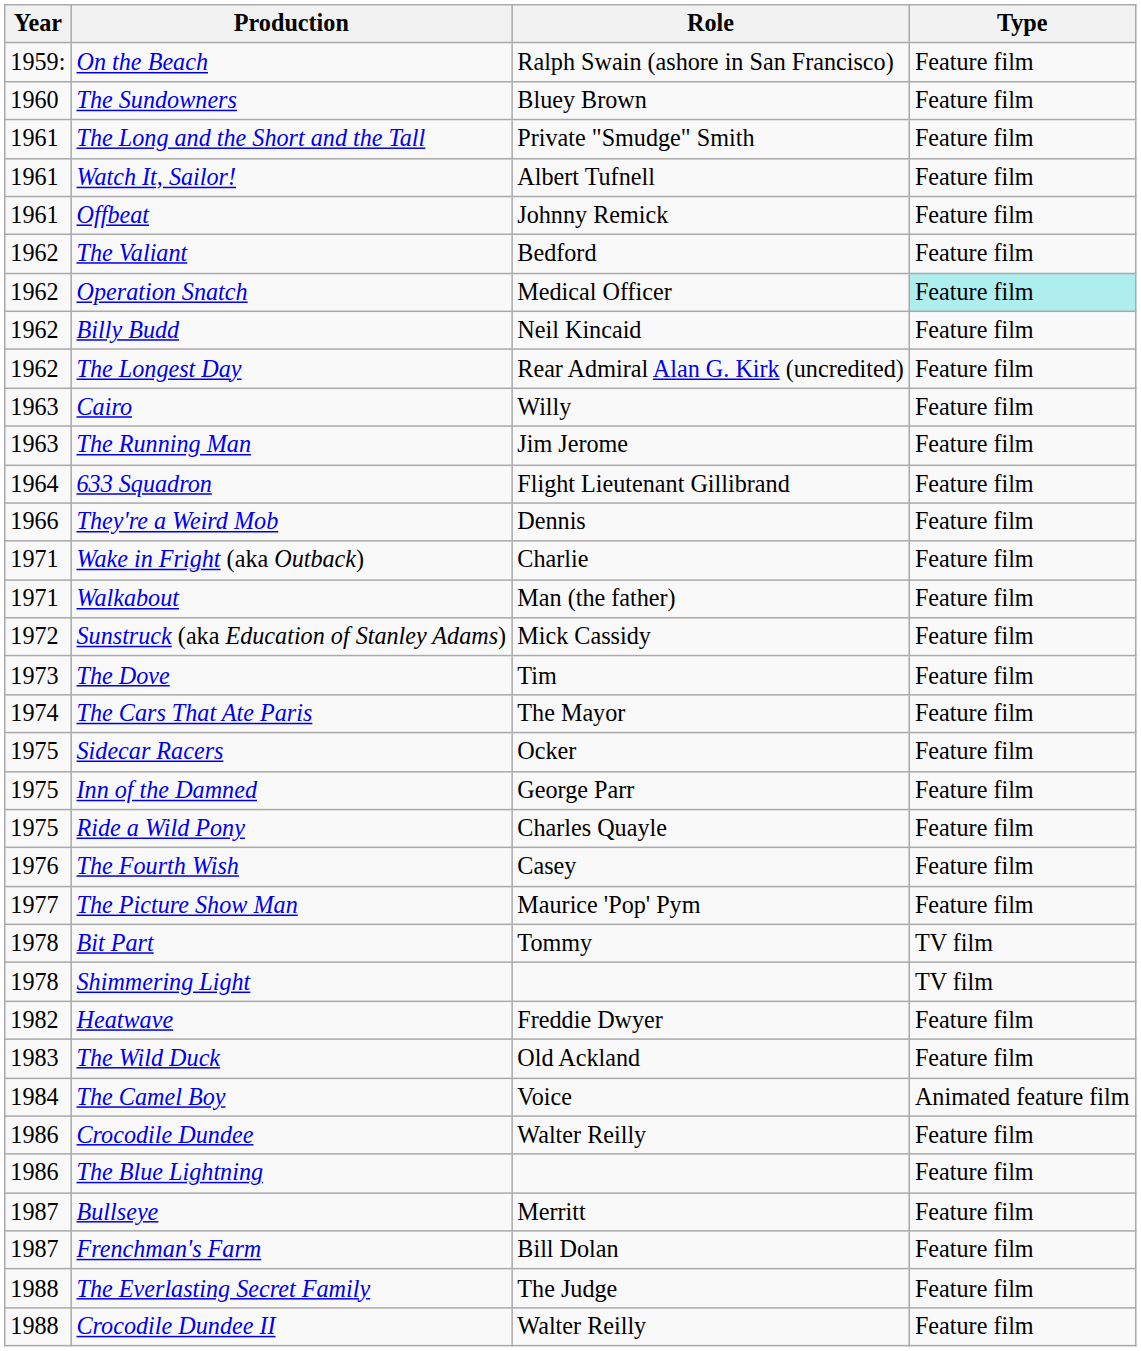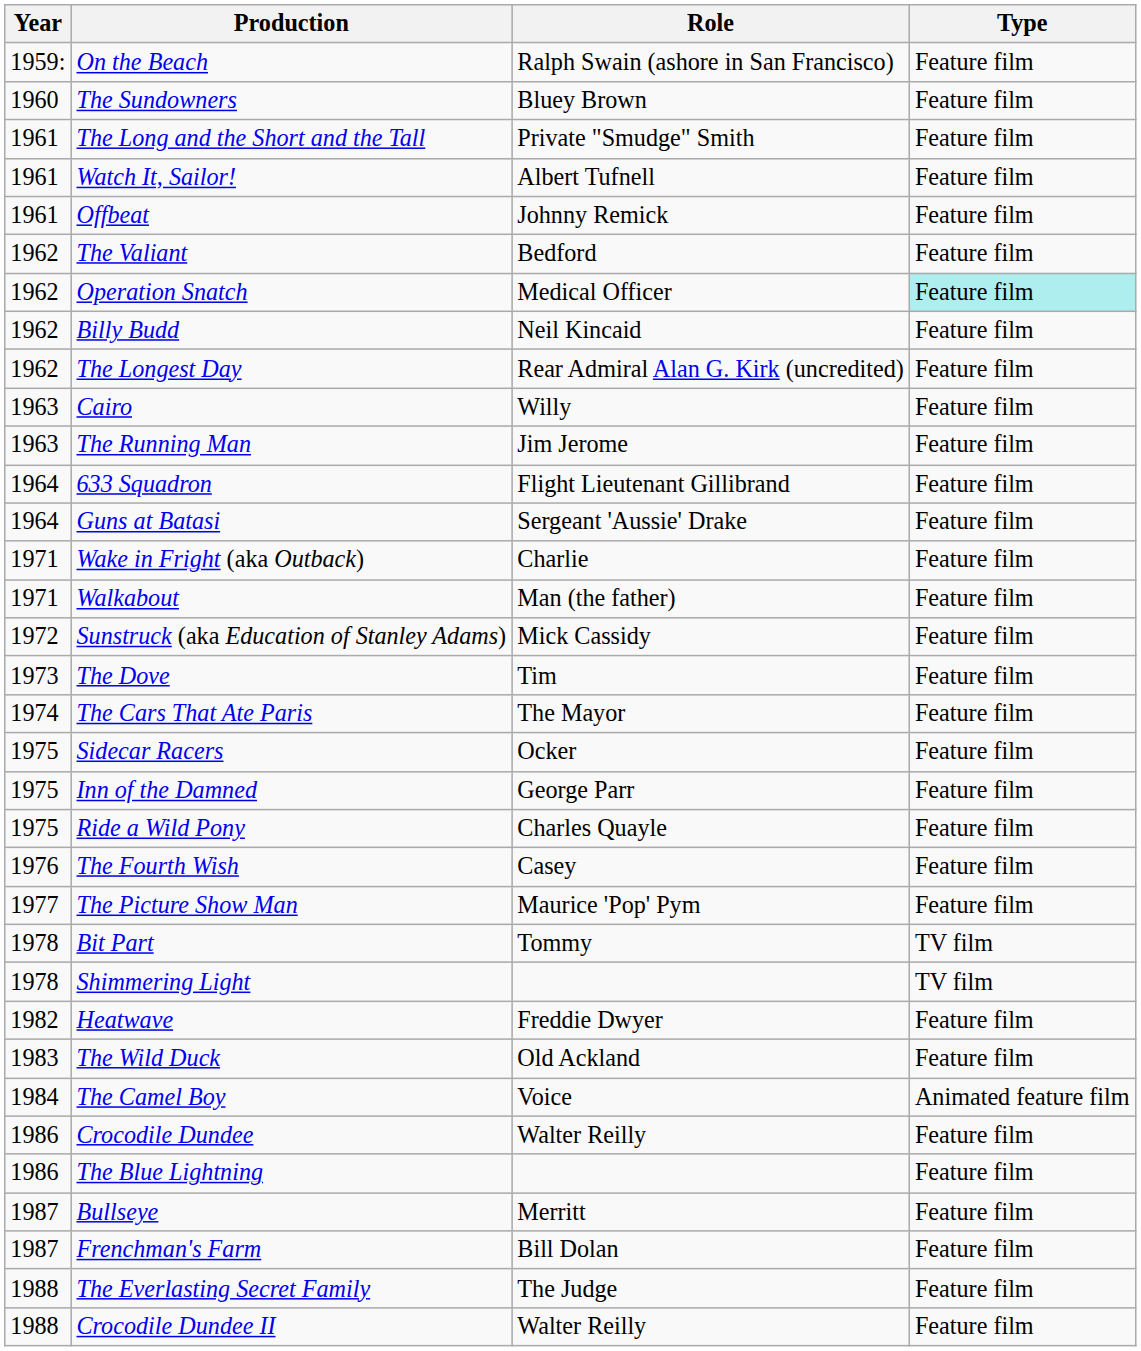+ row: (148, 521)
- row: (177, 521)
